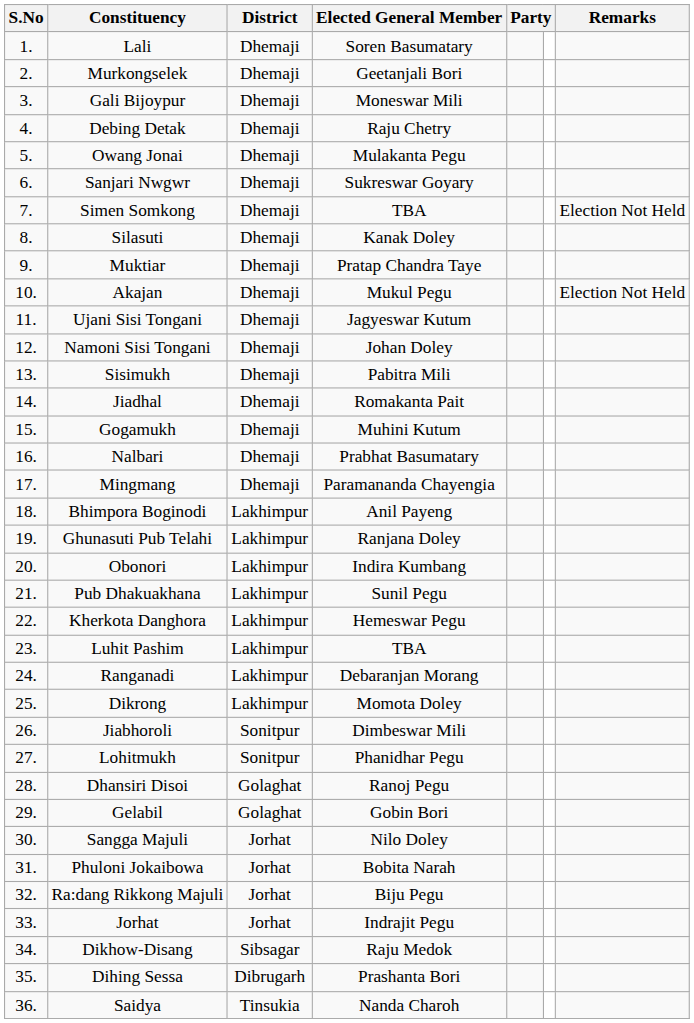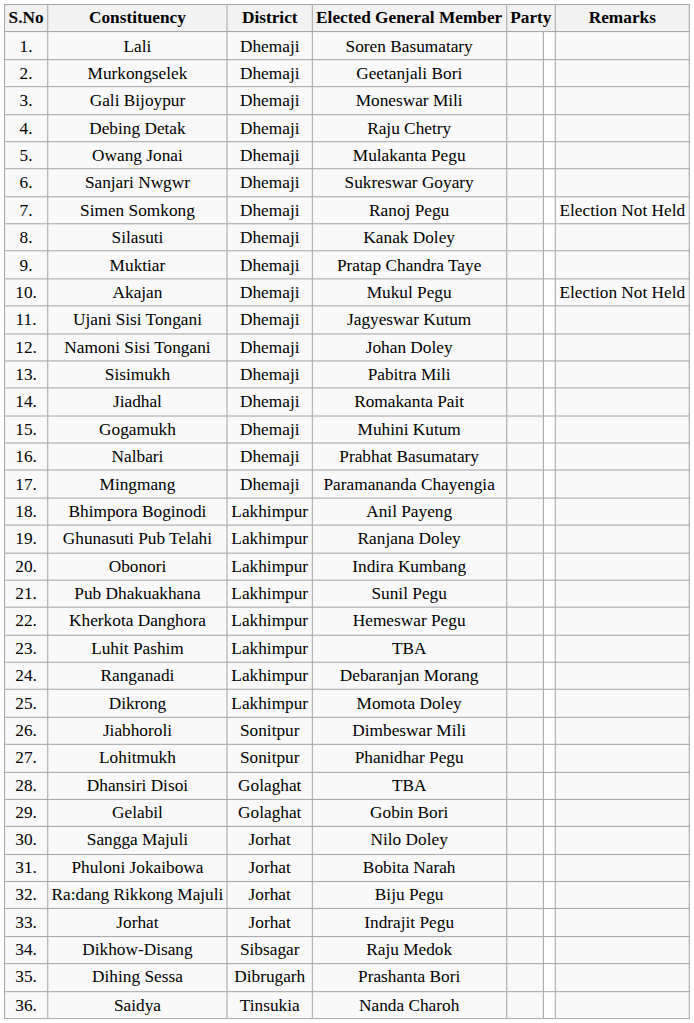(409, 210) TBA -> (409, 210) Ranoj Pegu
(409, 785) Ranoj Pegu -> (409, 785) TBA
